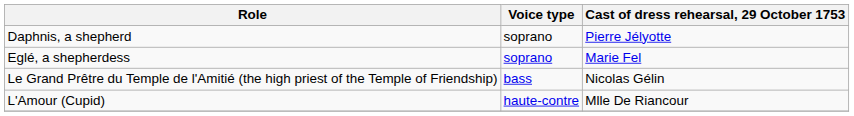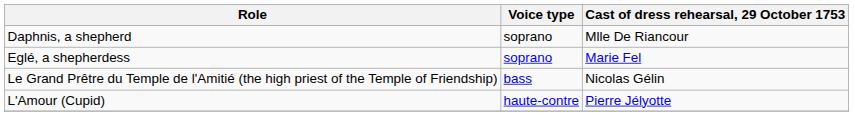(628, 36) Pierre Jélyotte -> (637, 36) Mlle De Riancour
(637, 100) Mlle De Riancour -> (628, 100) Pierre Jélyotte
